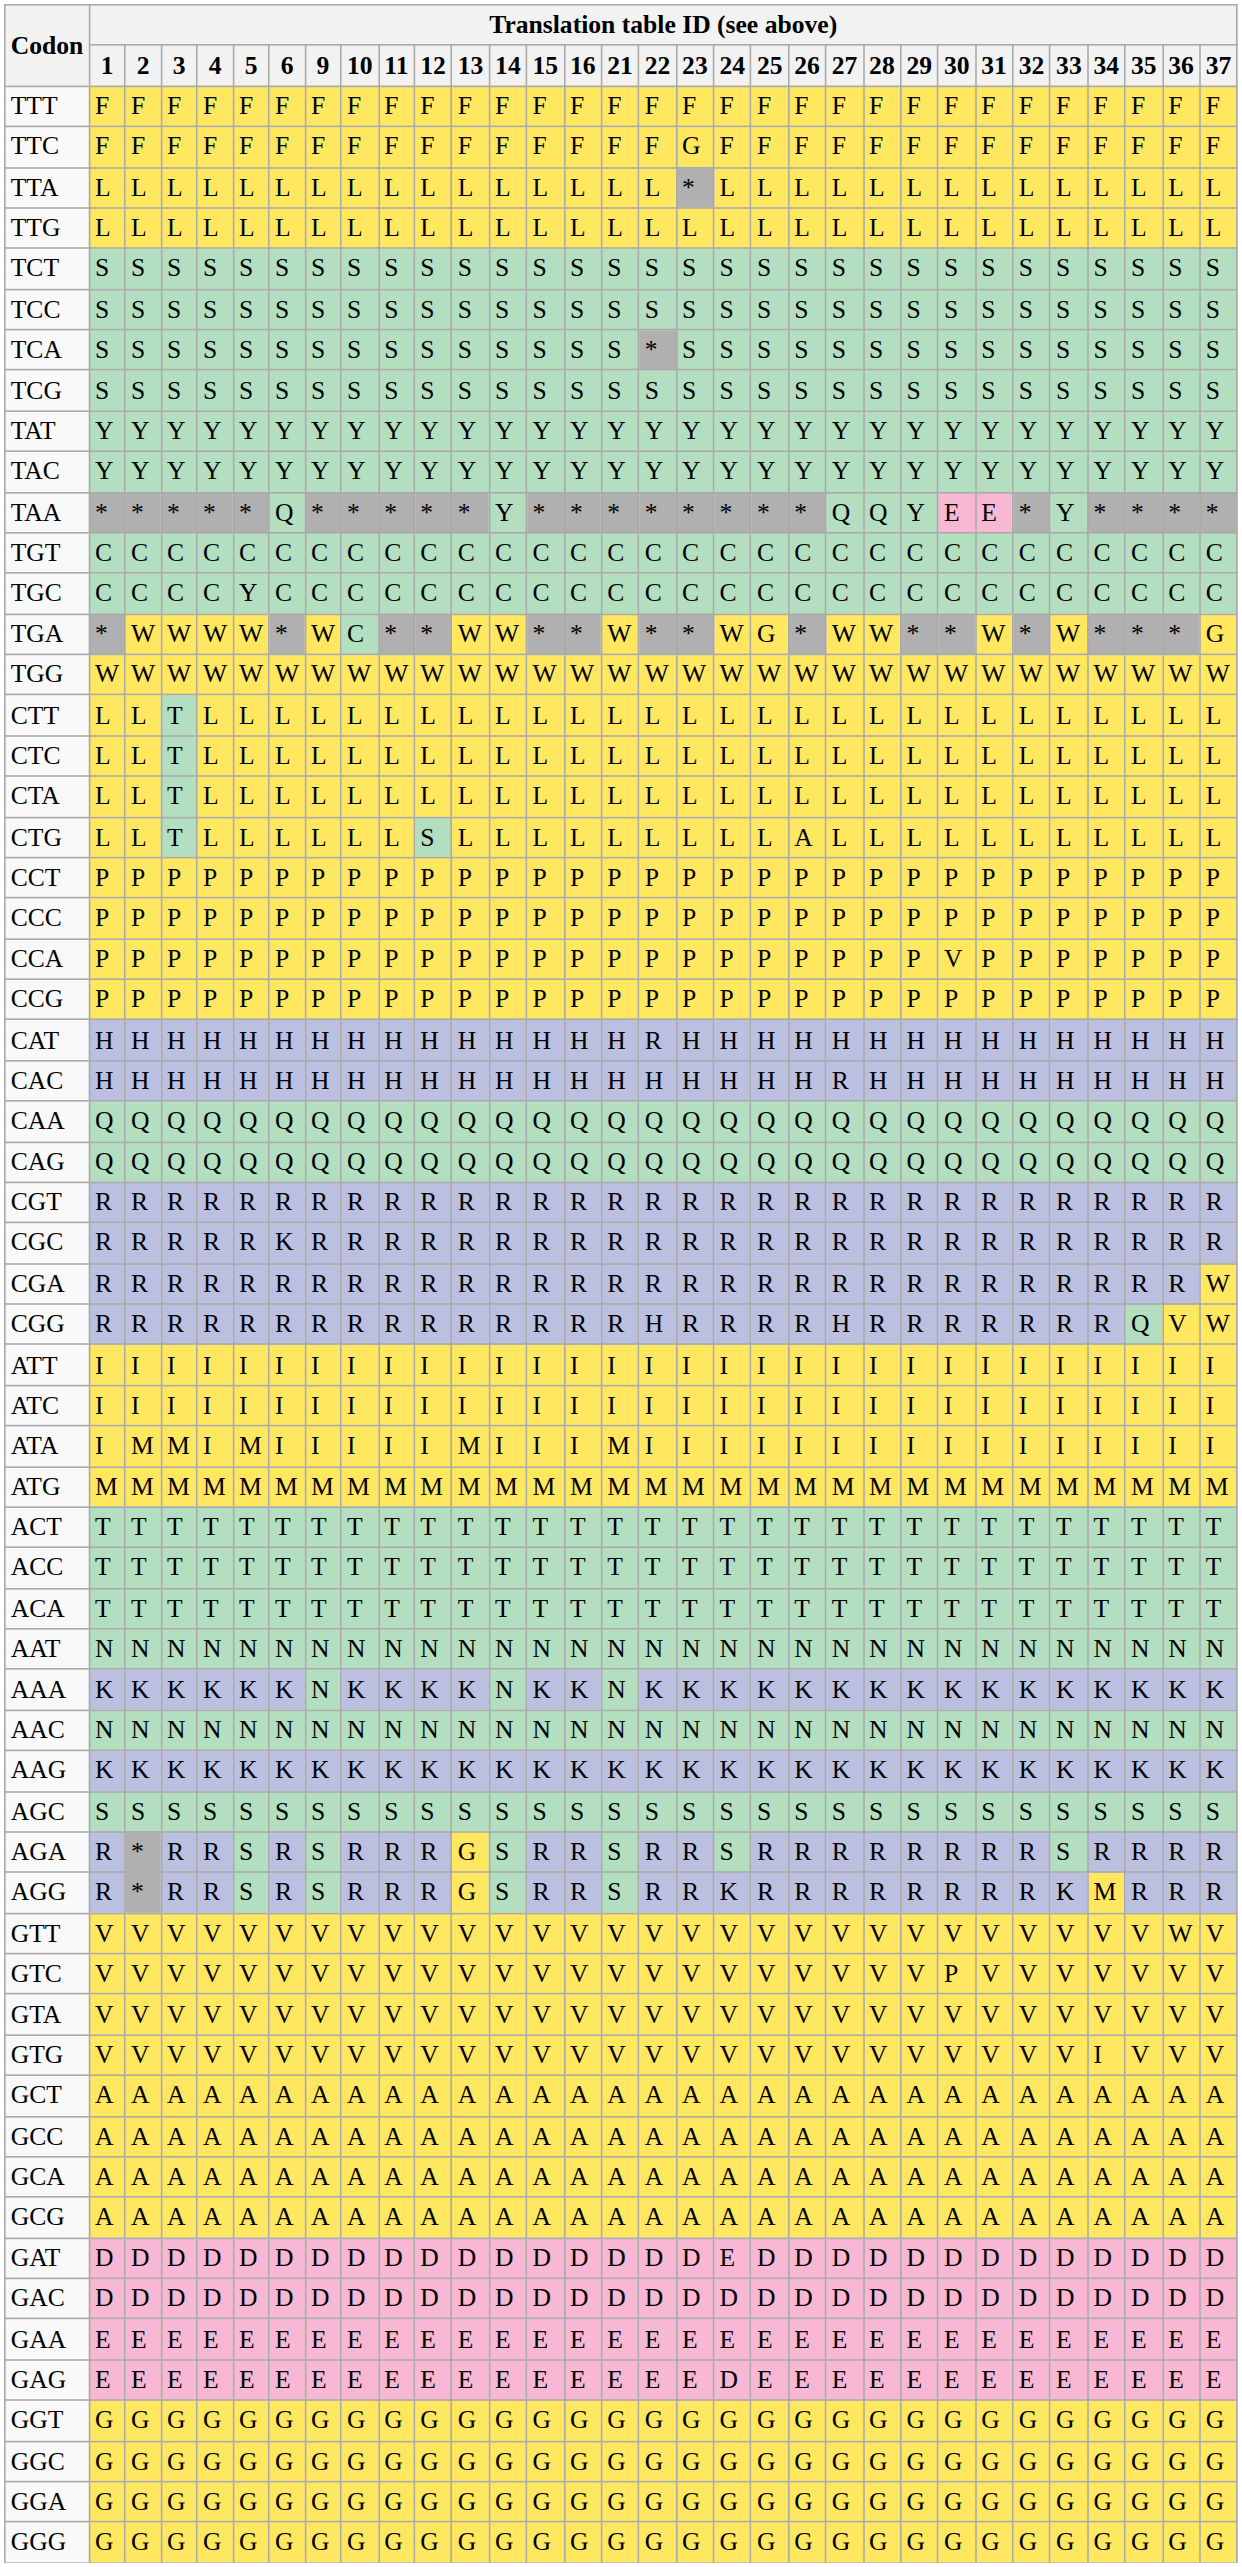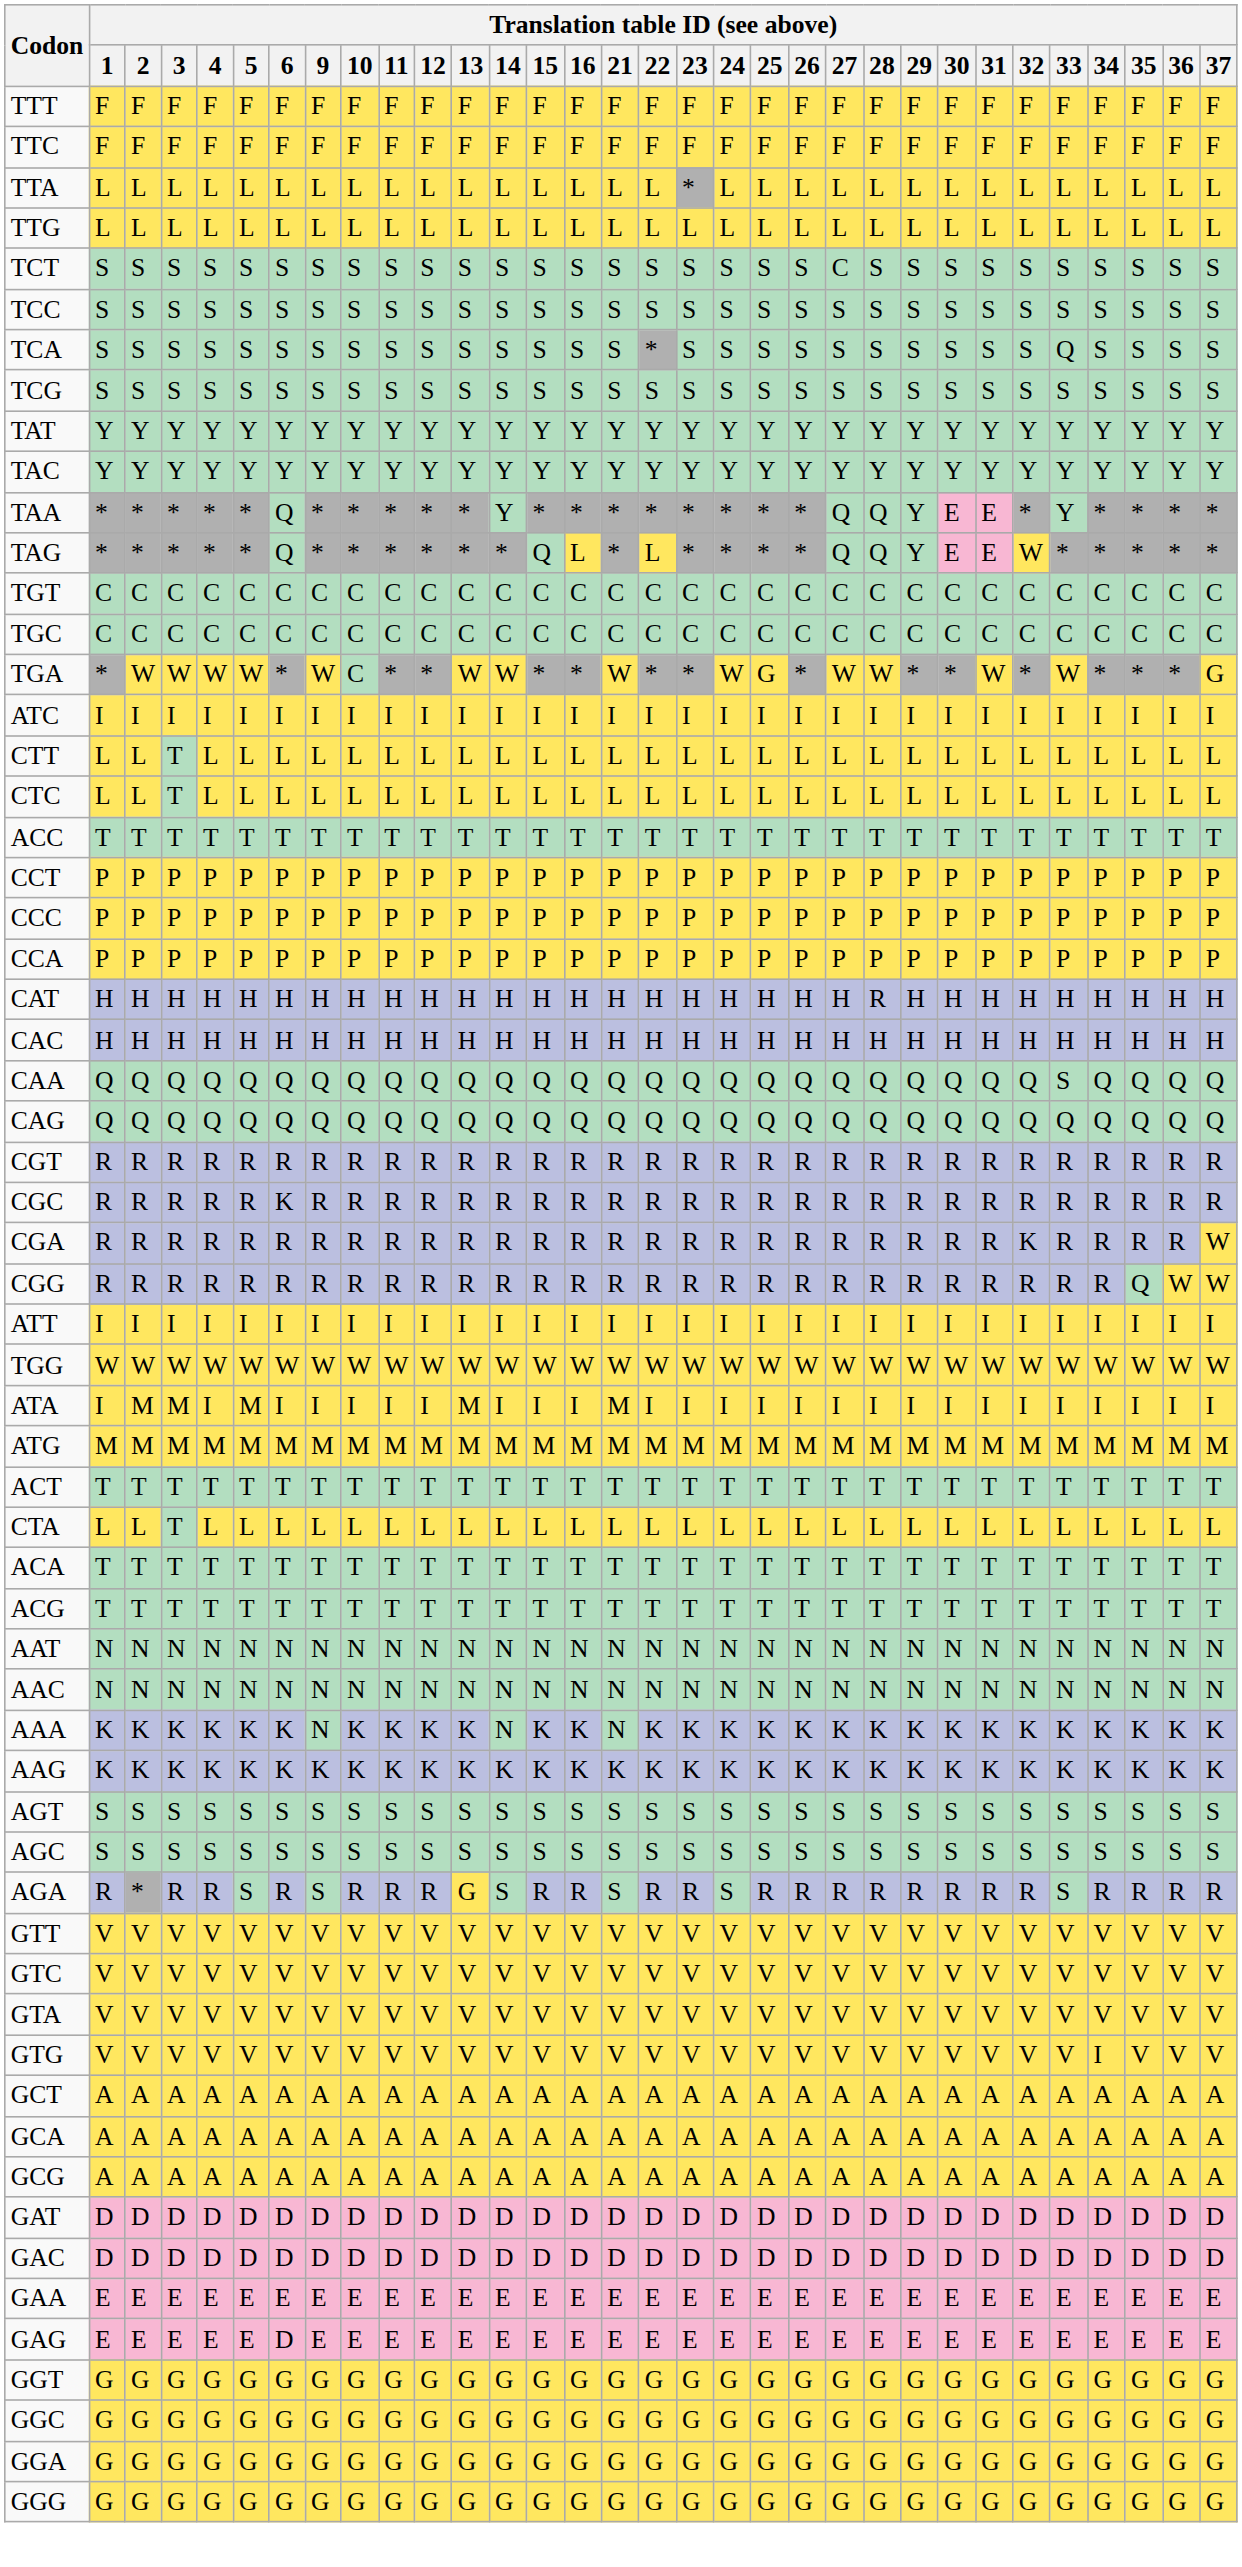(691, 146) G -> (689, 146) F
(839, 268) S -> (840, 268) C
(1063, 349) S -> (1065, 349) Q
+ row: (36, 552)
(248, 593) Y -> (248, 633) C
rows swapped: (37, 674) <-> (35, 1405)
rows swapped: (35, 796) <-> (37, 1567)
- row: (36, 836)
(953, 958) V -> (951, 958) P
- row: (37, 999)
(653, 1039) R -> (654, 999) H
(878, 1039) H -> (878, 999) R
(840, 1080) R -> (841, 1039) H
(1065, 1120) Q -> (1063, 1080) S
(1027, 1283) R -> (1028, 1242) K
(654, 1324) H -> (653, 1283) R
(841, 1324) H -> (840, 1283) R
(1178, 1324) V -> (1180, 1283) W
+ row: (38, 1608)
rows swapped: (38, 1730) <-> (38, 1689)
+ row: (37, 1811)
- row: (38, 1892)
(1180, 1932) W -> (1178, 1932) V
(951, 1973) P -> (953, 1973) V
- row: (37, 2136)
(727, 2257) E -> (729, 2217) D
(283, 2379) E -> (284, 2339) D
(729, 2379) D -> (727, 2339) E
